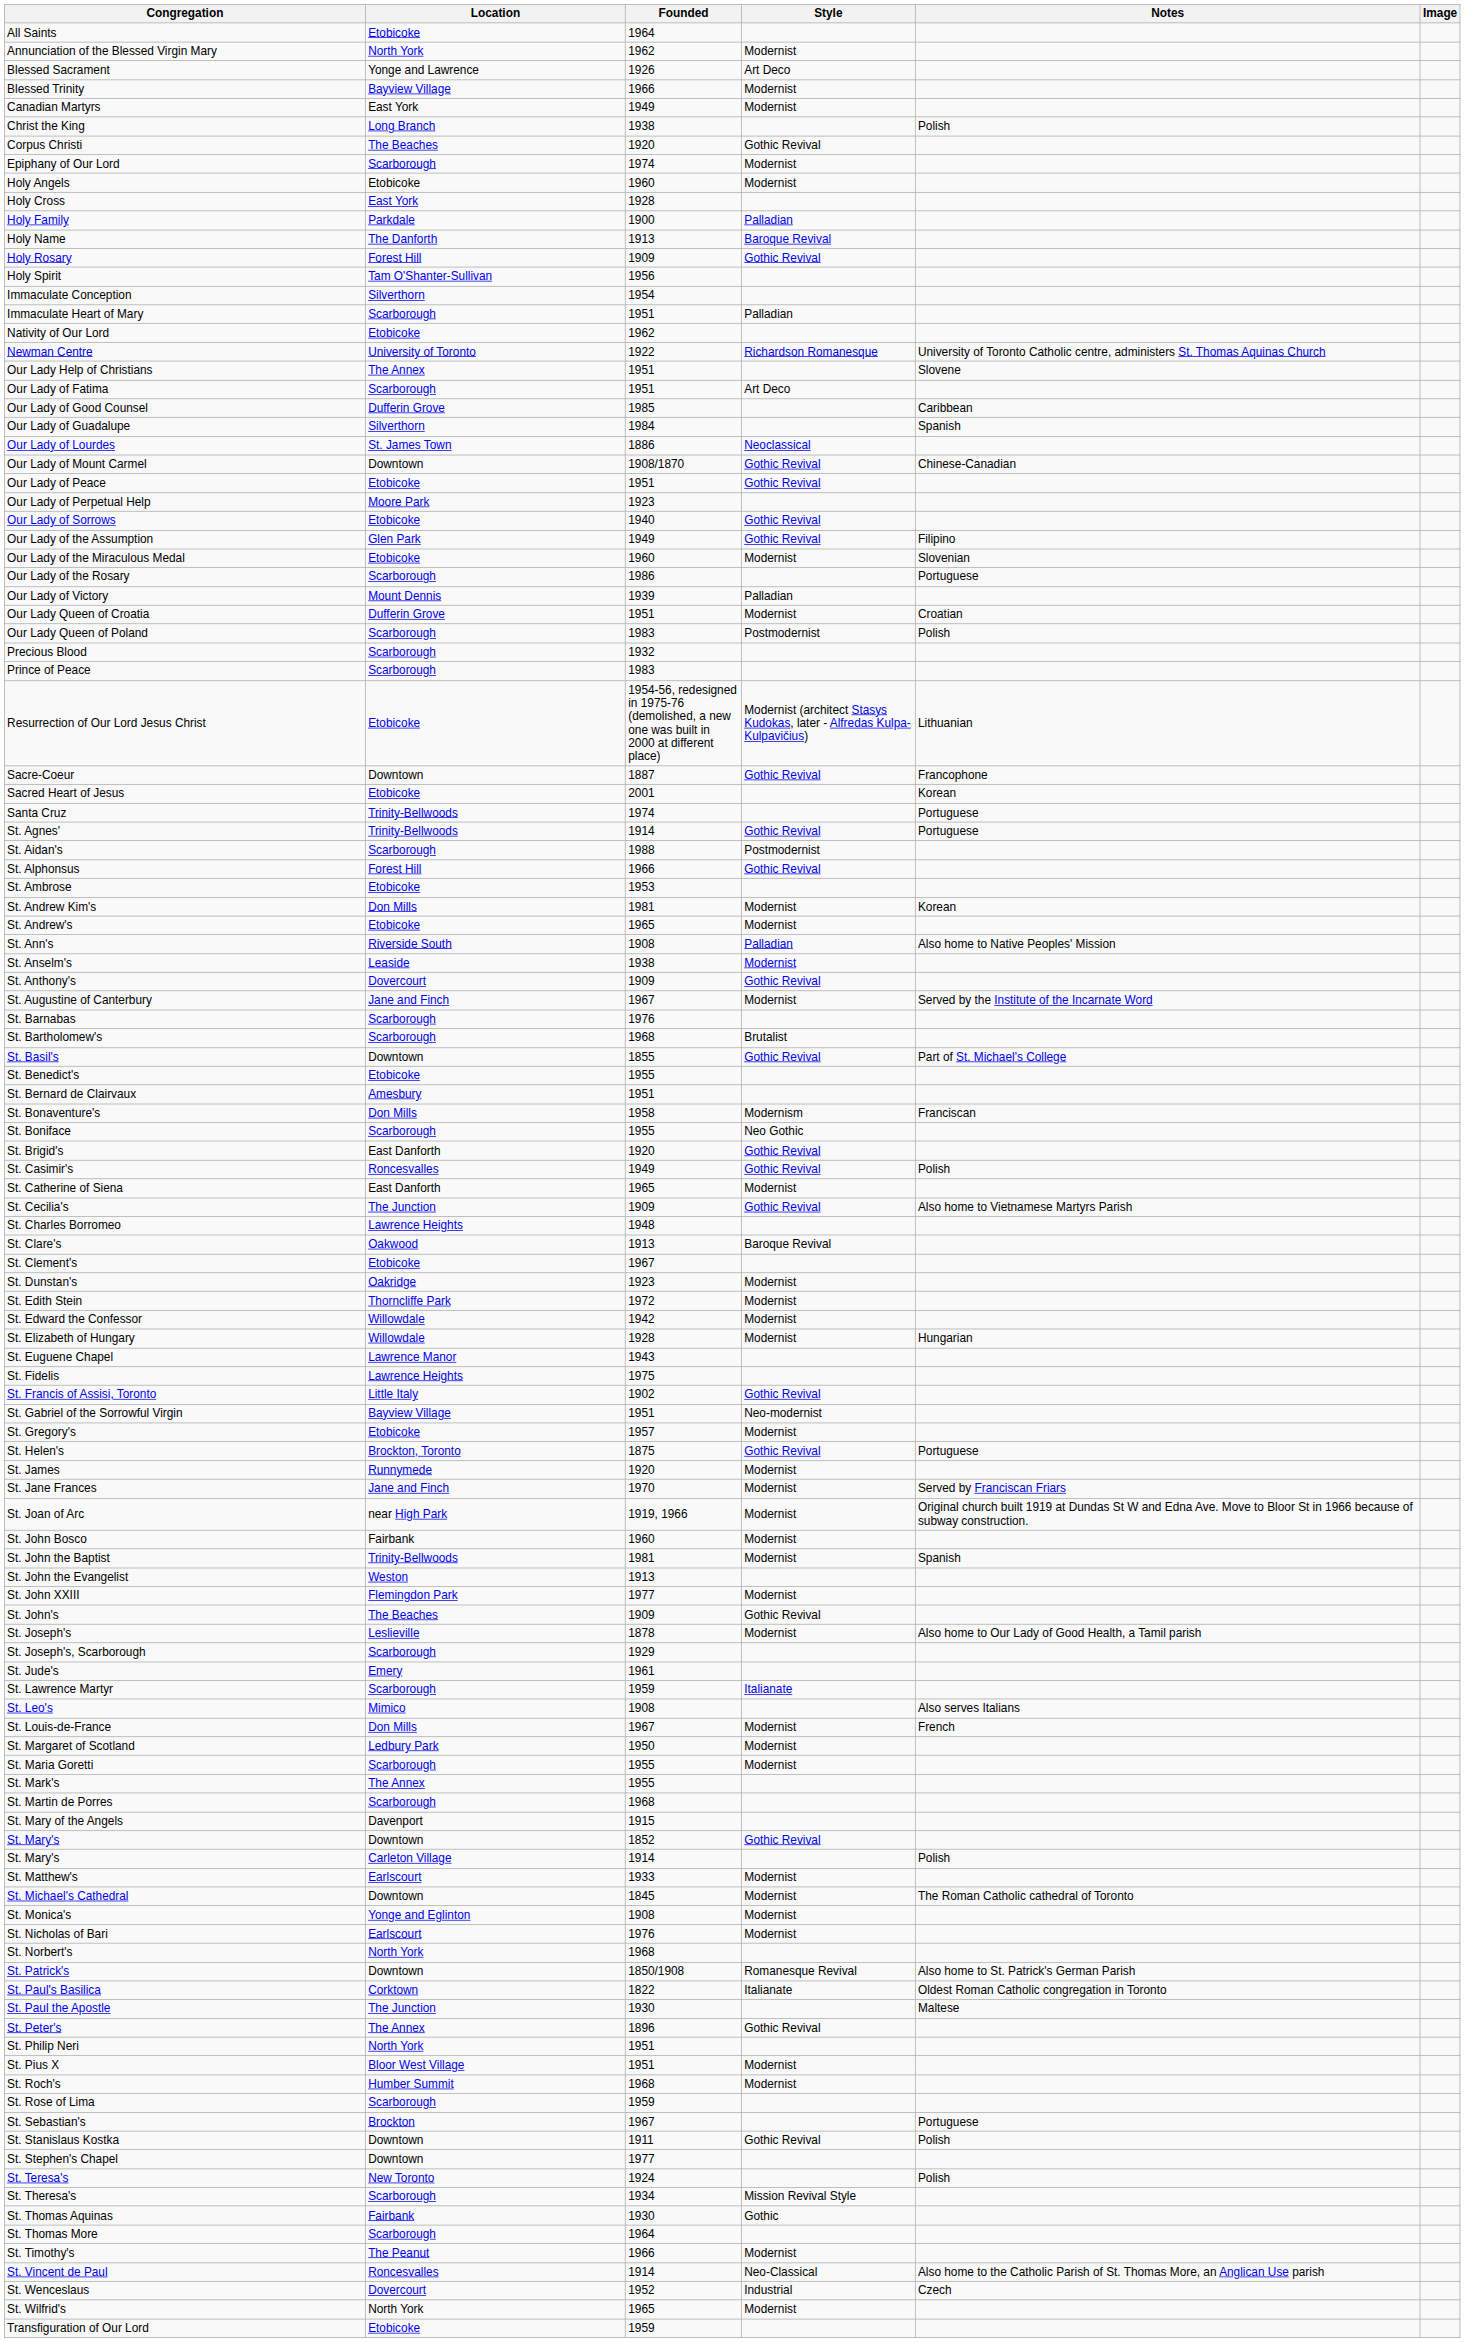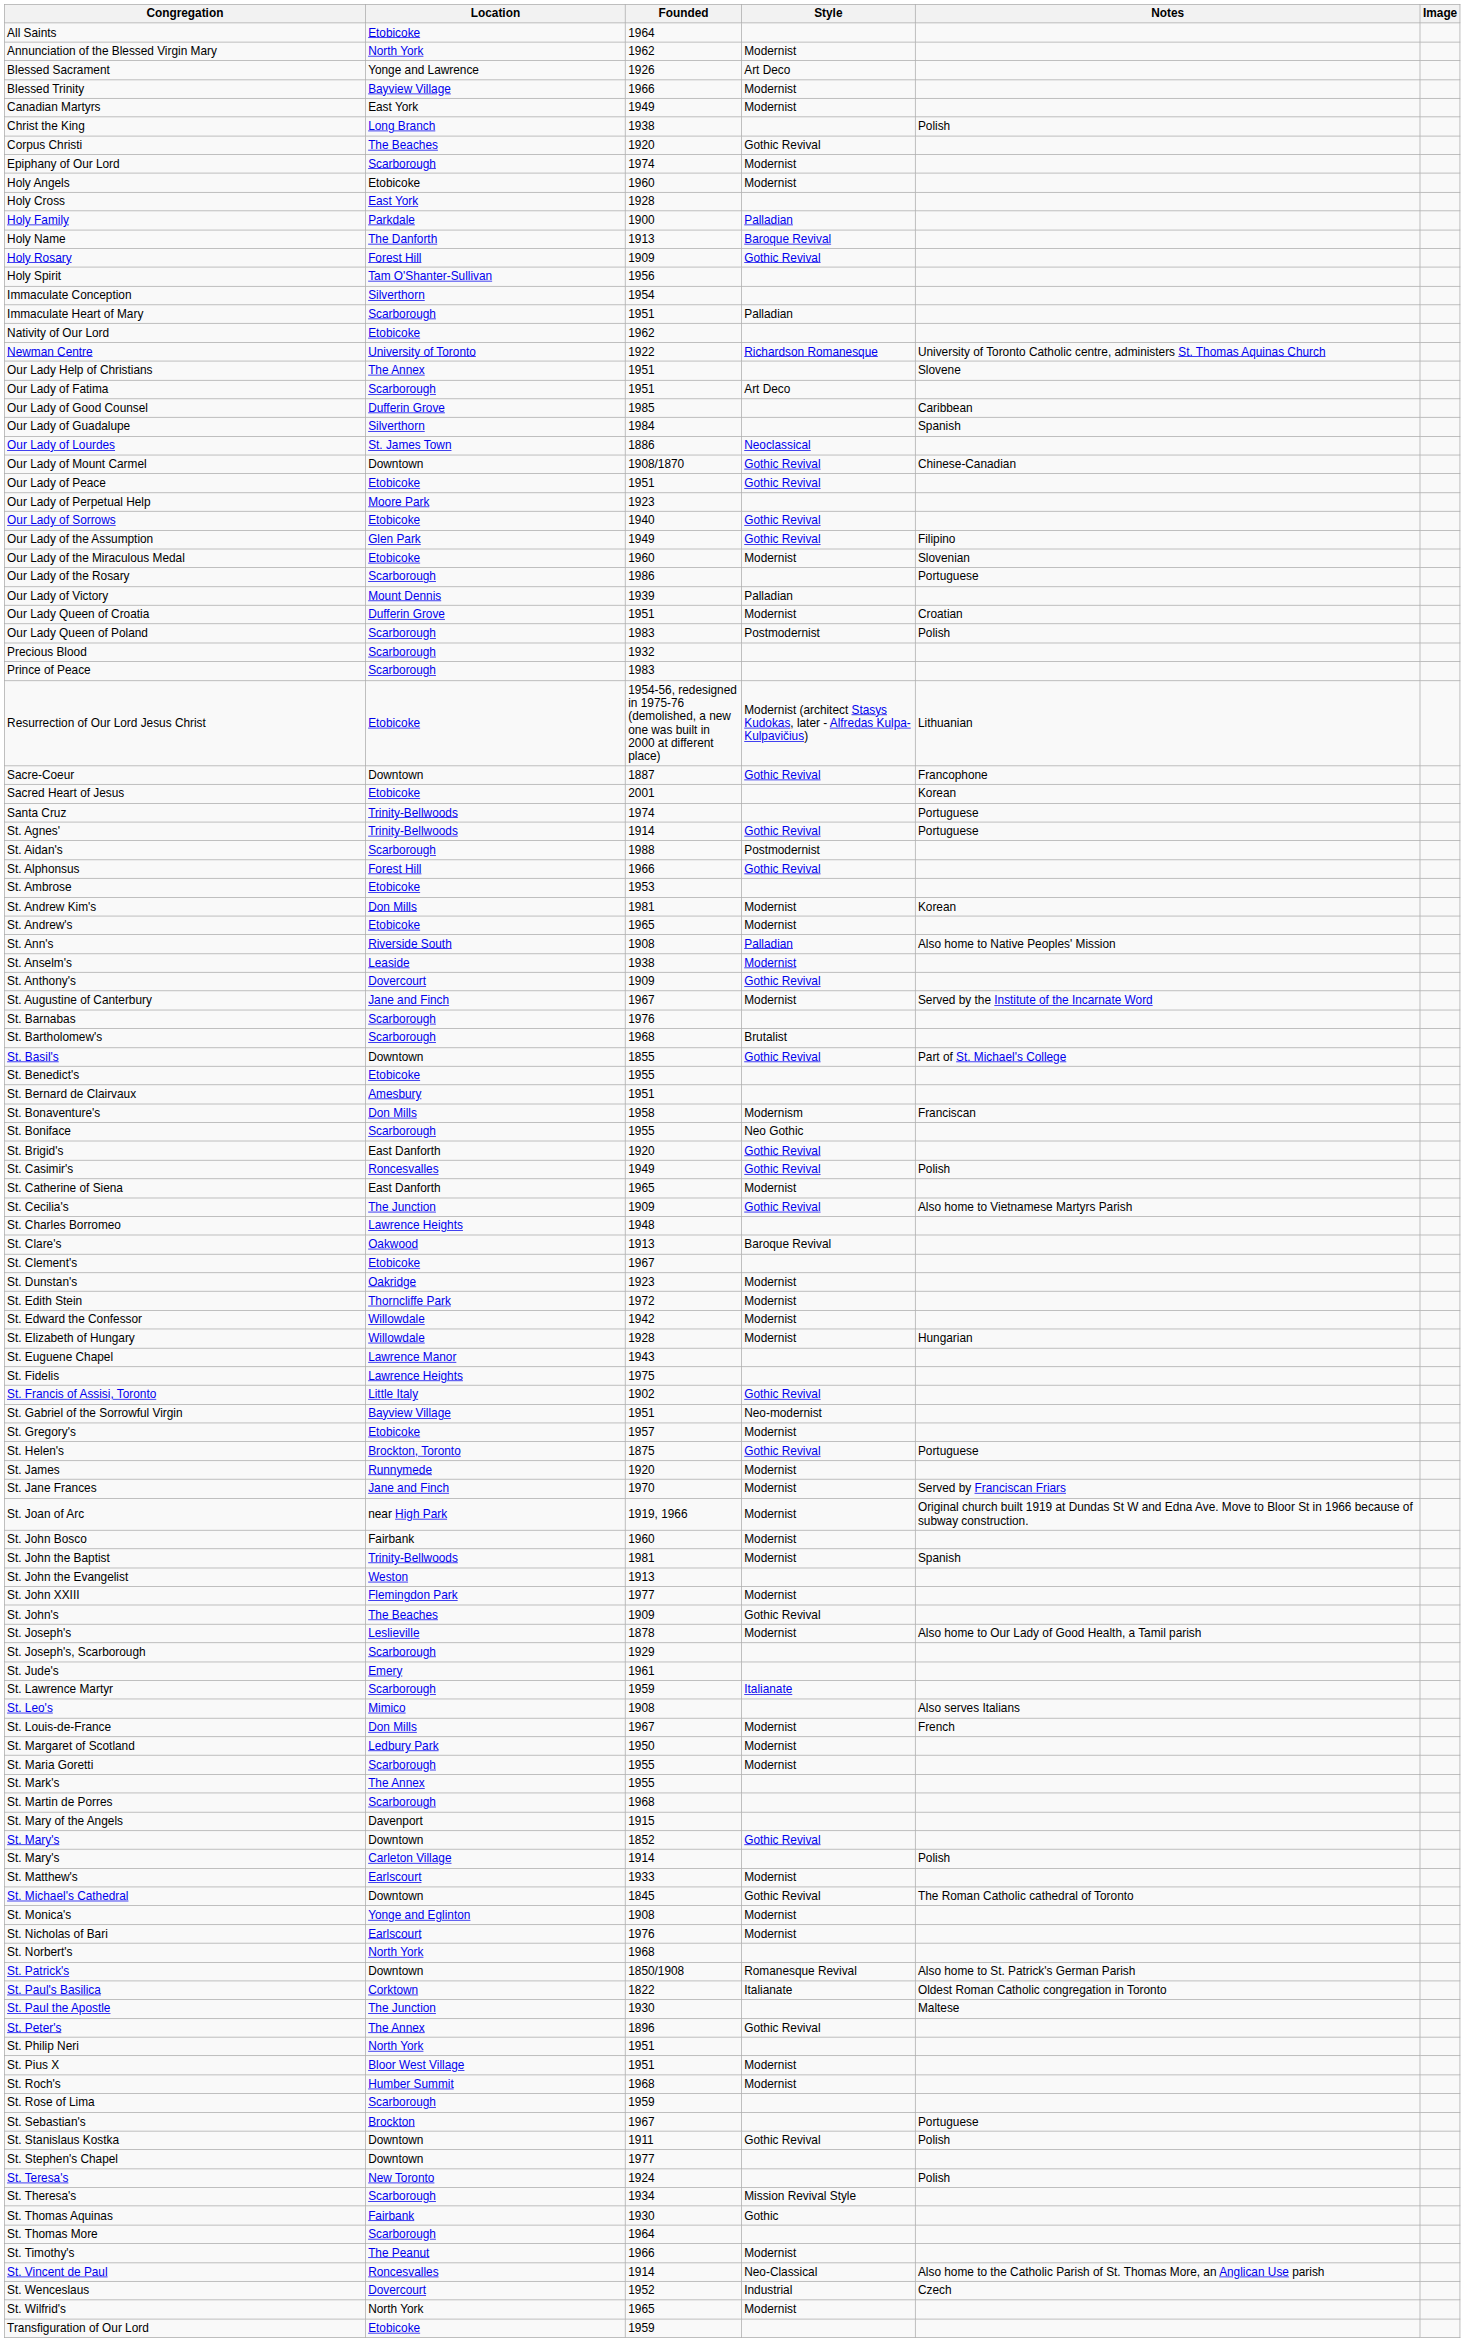(770, 1896) Modernist -> (782, 1896) Gothic Revival
